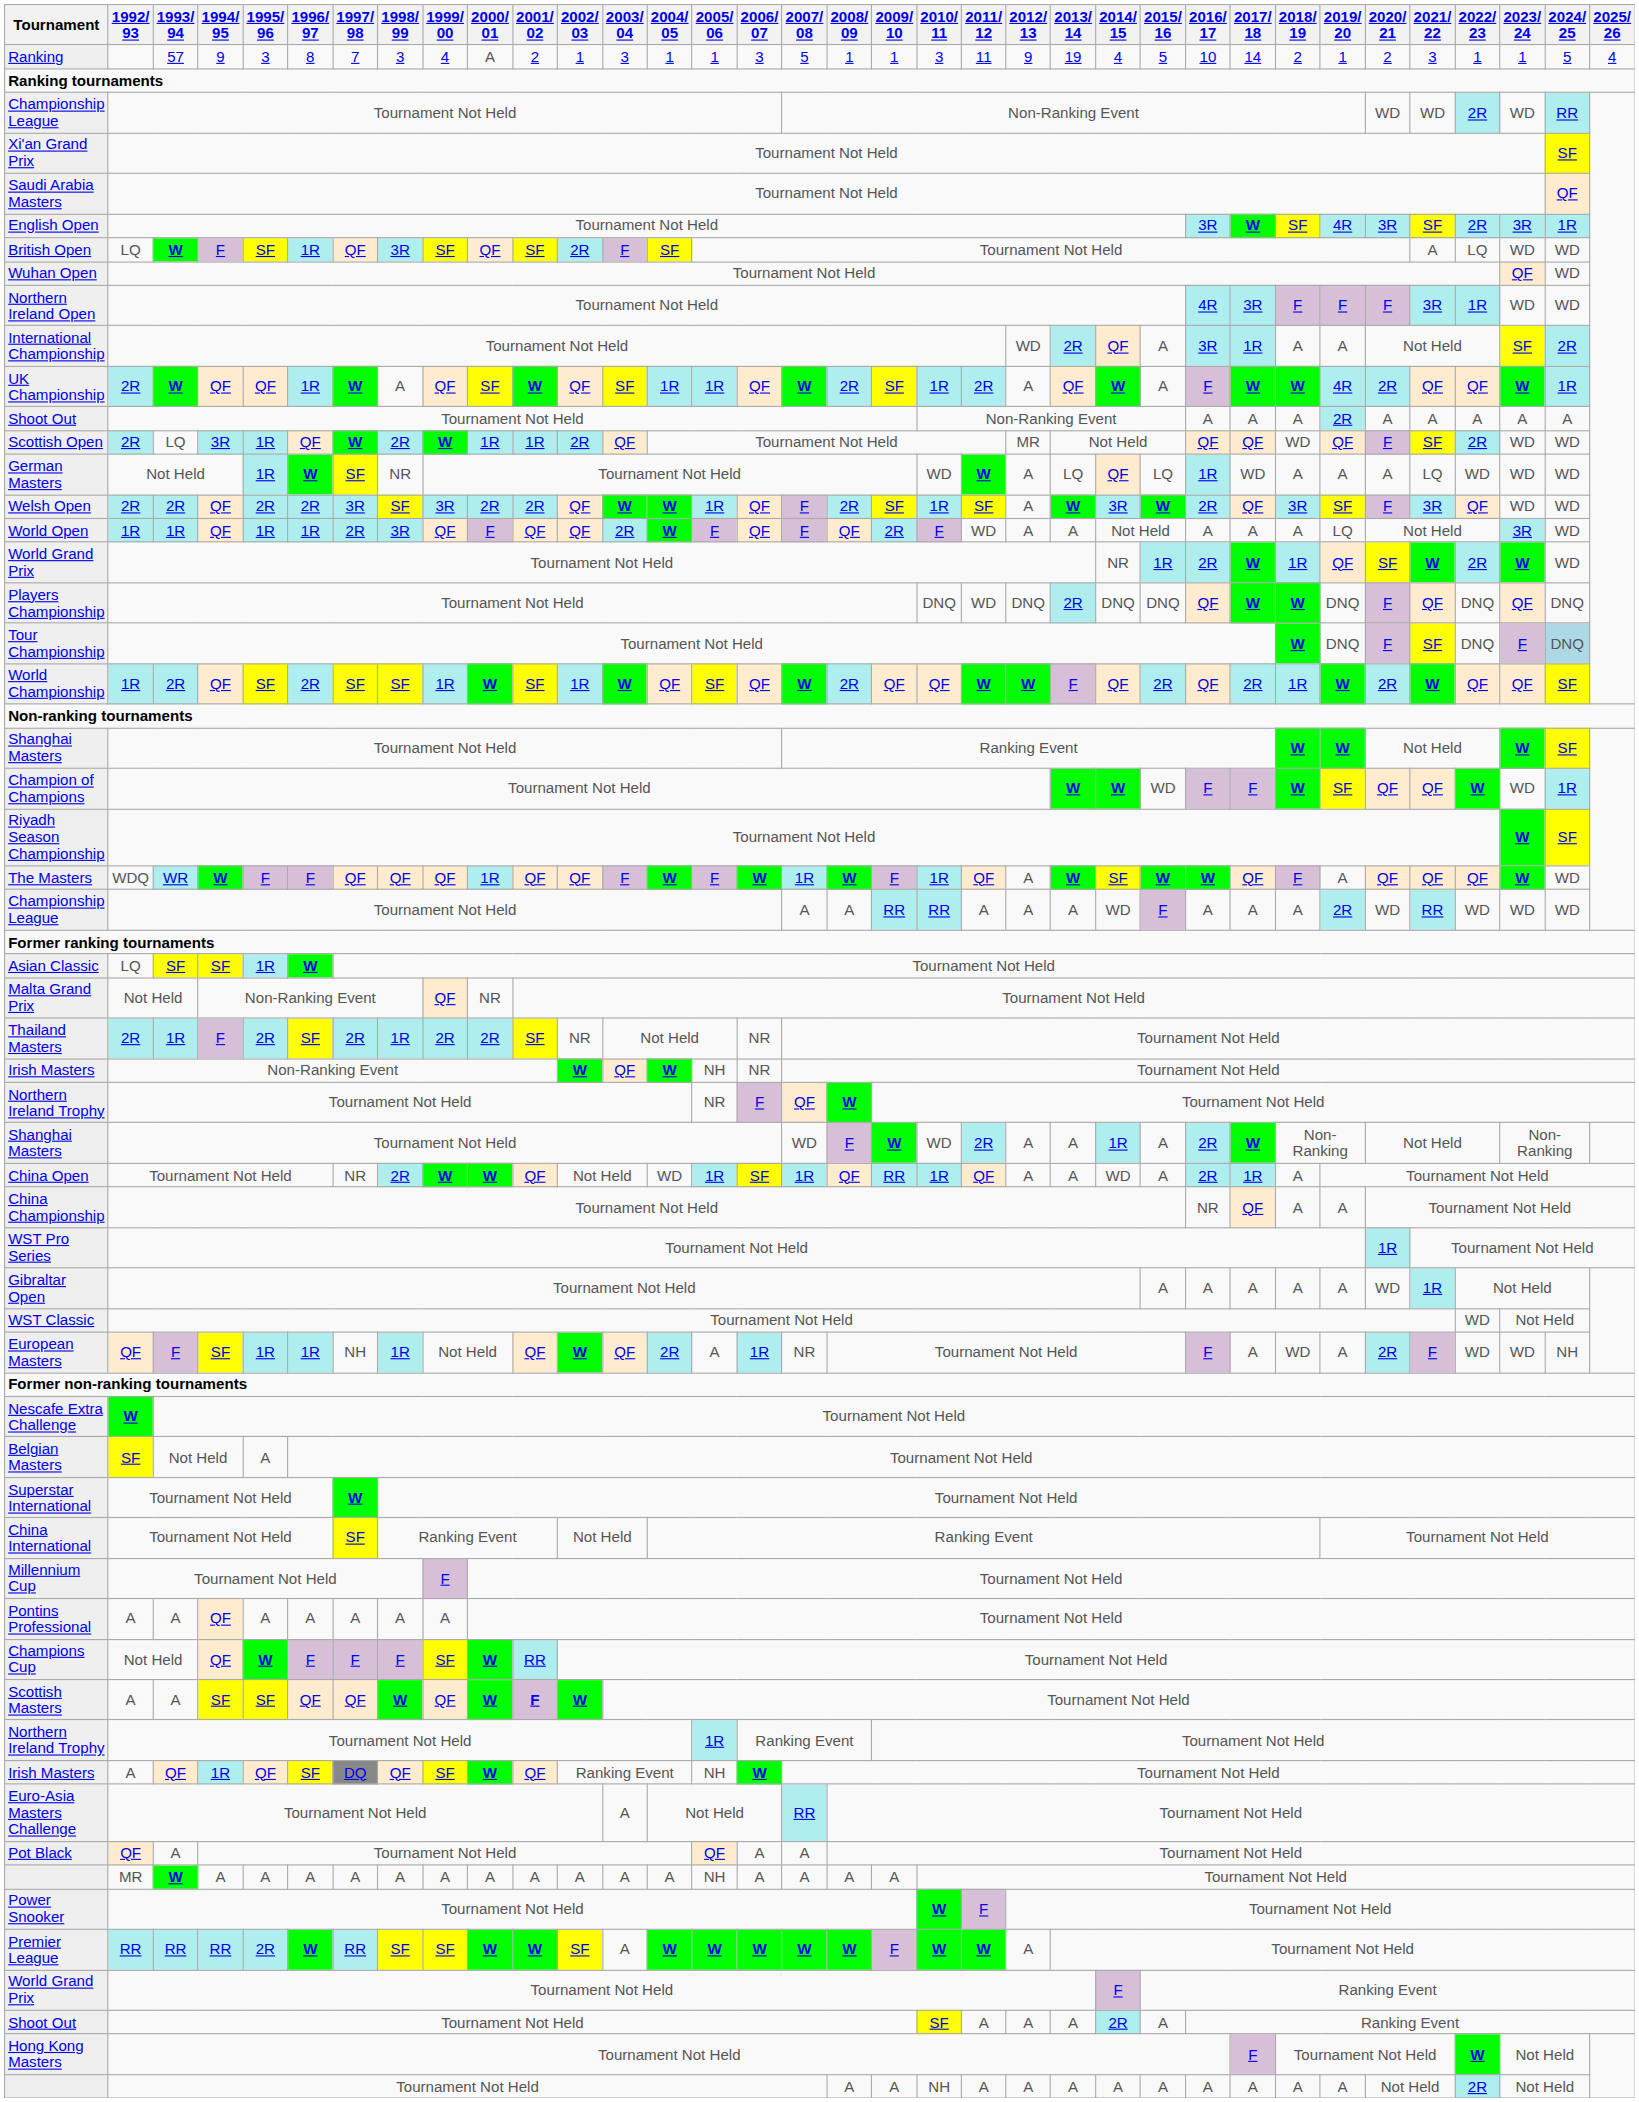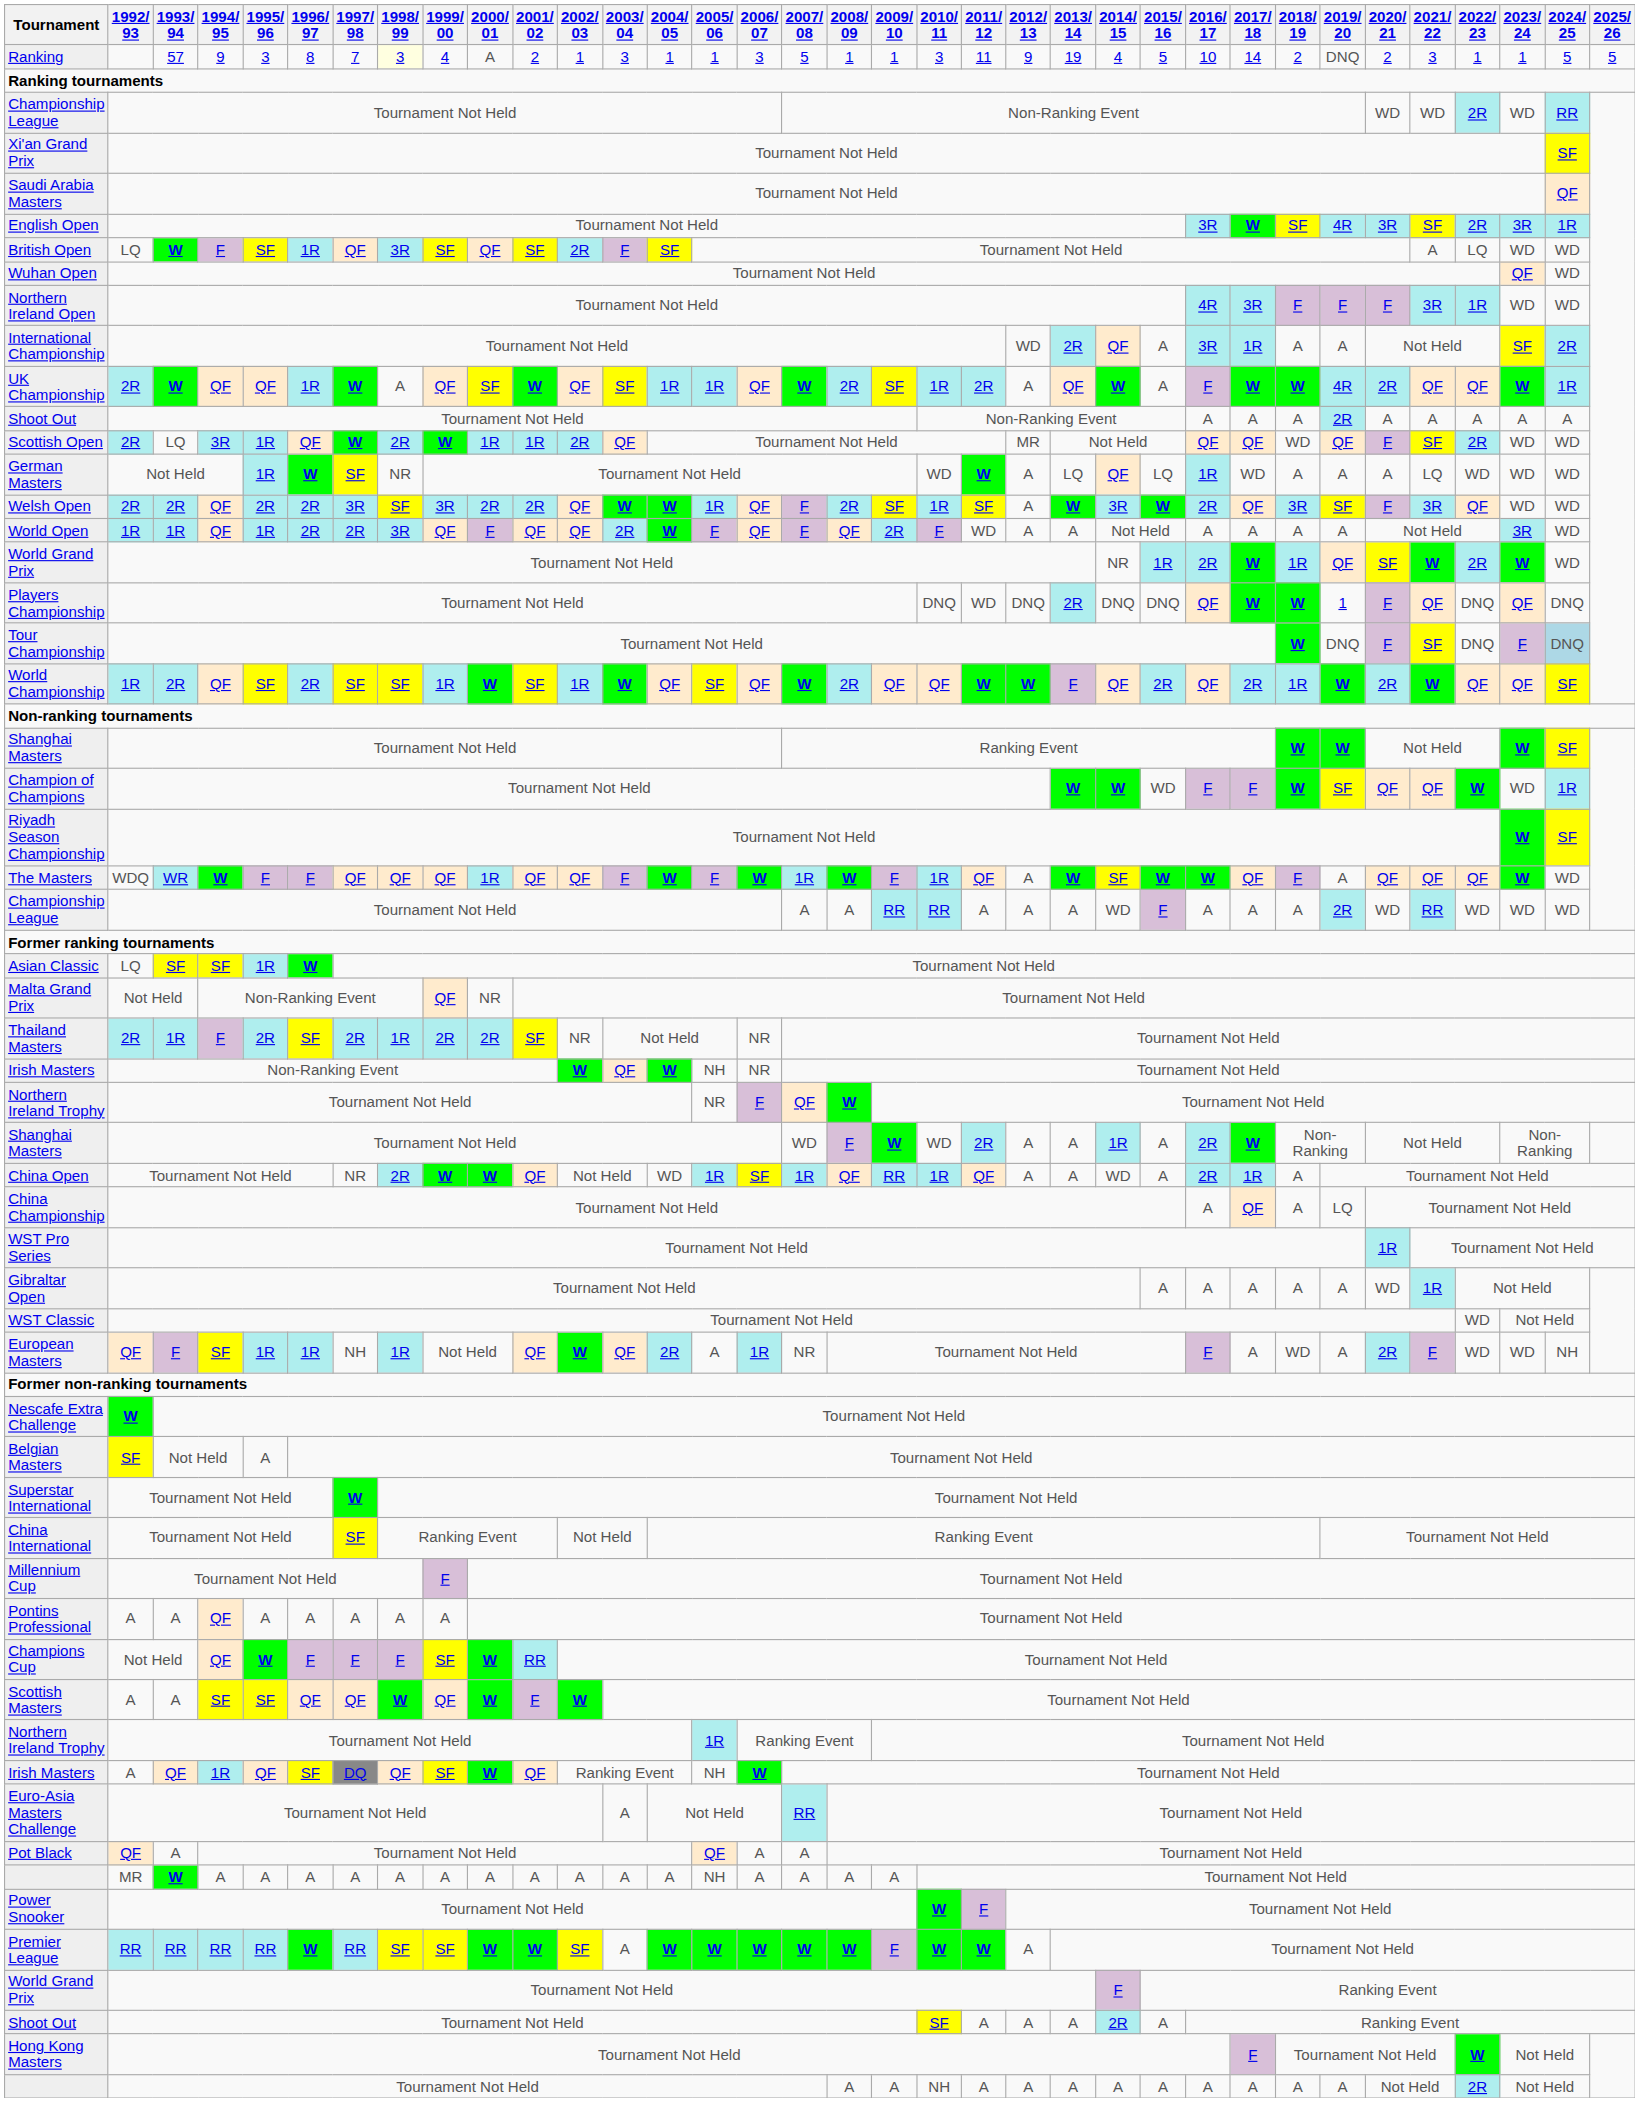(400, 56) no background -> (400, 56) lightyellow background
(1343, 56) 1 -> (1343, 56) DNQ
(1612, 56) 4 -> (1612, 56) 5
(310, 530) 1R -> (310, 530) 2R
(1343, 530) LQ -> (1343, 530) A
(1343, 603) DNQ -> (1343, 603) 1
(1208, 1207) NR -> (1208, 1207) A
(1343, 1207) A -> (1343, 1207) LQ
(535, 1699) bold -> (535, 1699) normal
(265, 1949) 2R -> (265, 1949) RR
